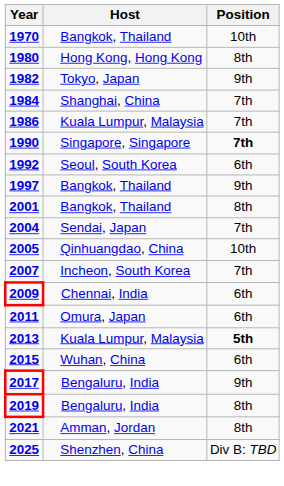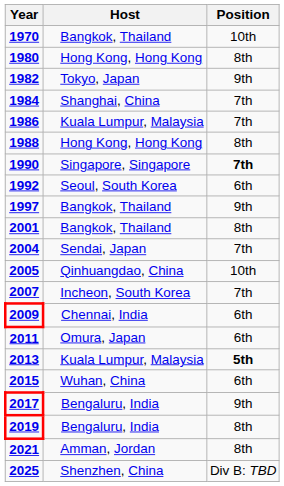+ row: (24, 143)
